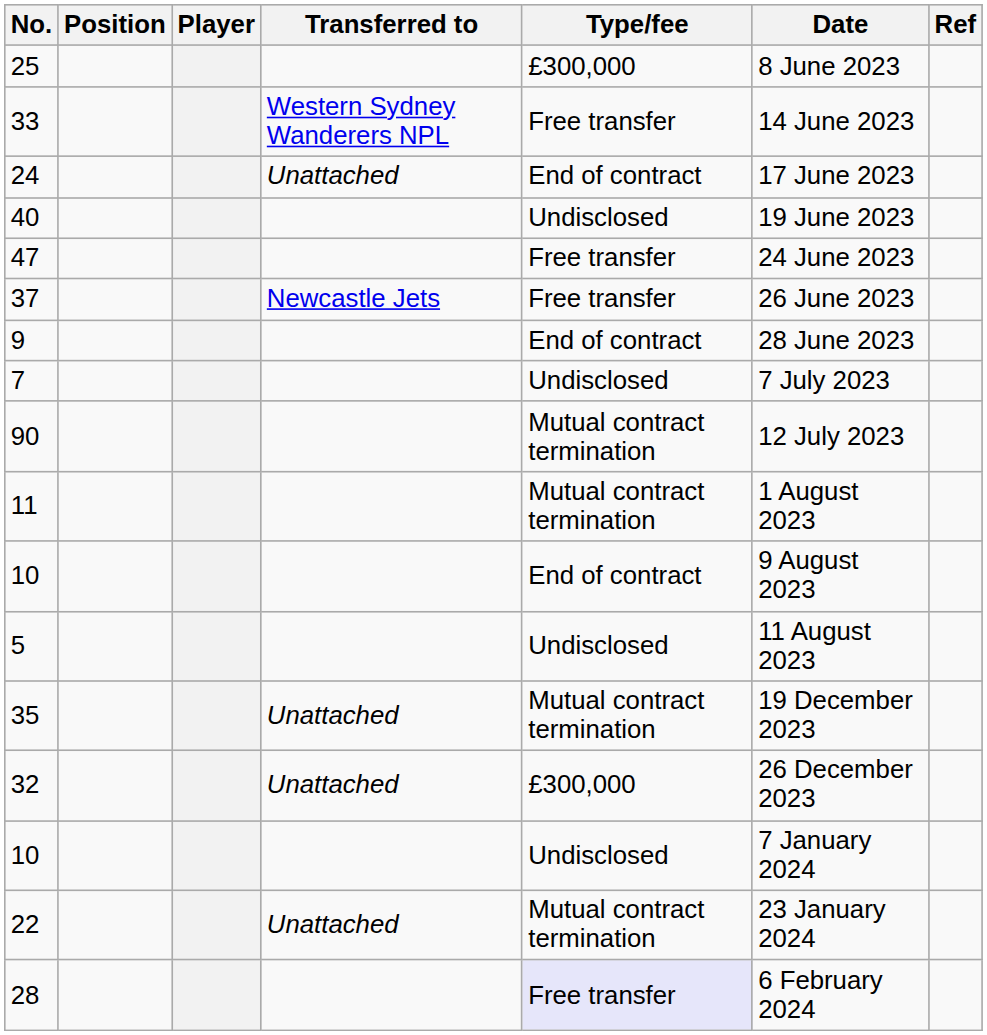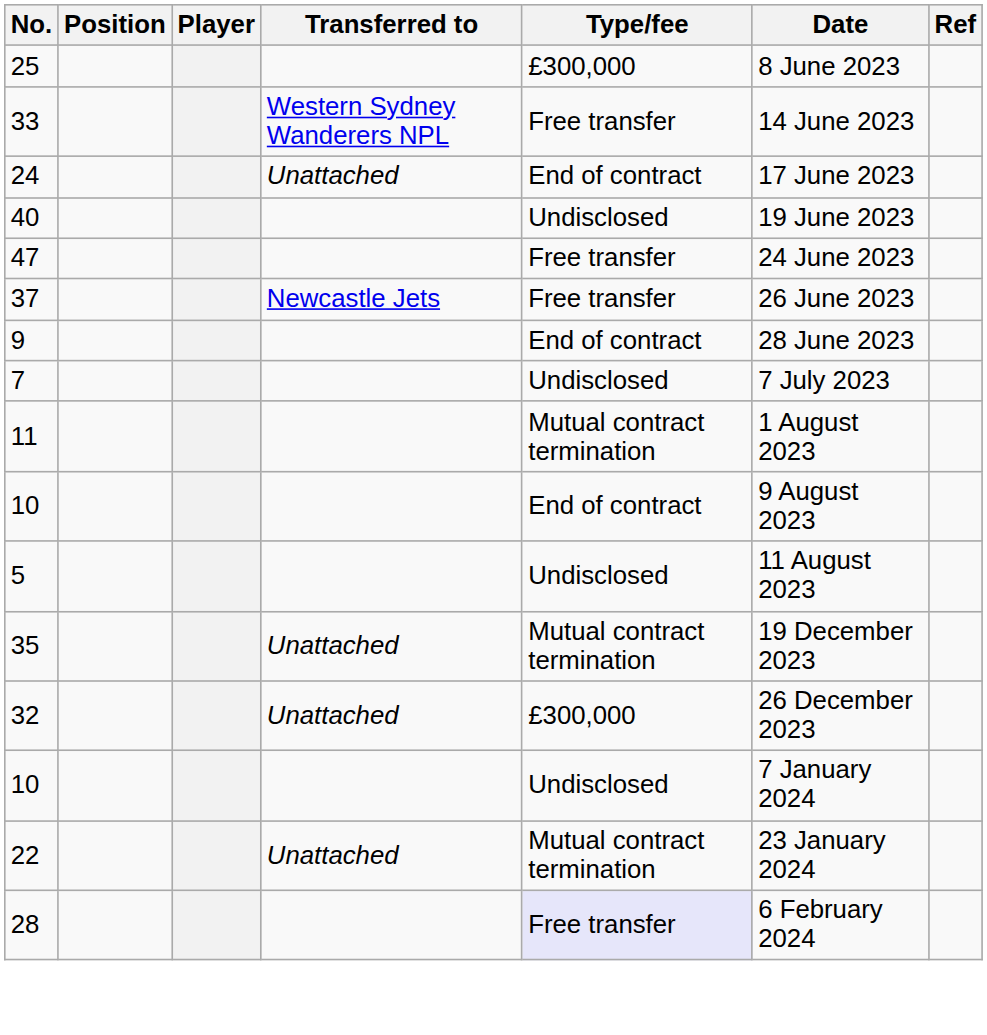- row: (25, 436)
